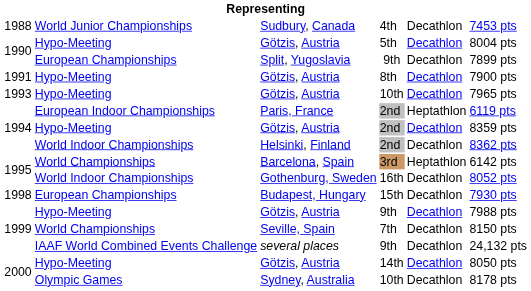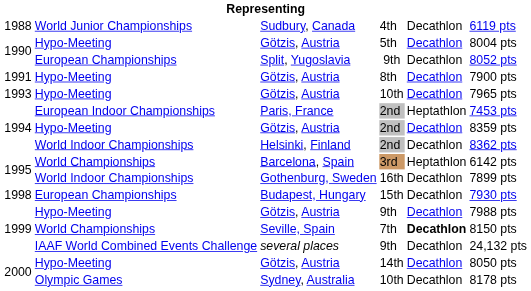(493, 26) 7453 pts -> (493, 26) 6119 pts
(493, 60) 7899 pts -> (493, 60) 8052 pts
(493, 110) 6119 pts -> (493, 110) 7453 pts
(493, 178) 8052 pts -> (493, 178) 7899 pts
(435, 229) normal -> (437, 229) bold
